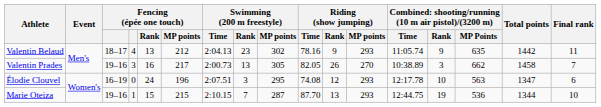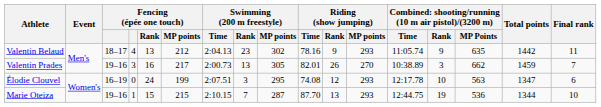(310, 66) 82.05 -> (310, 66) 82.01
(526, 66) 1458 -> (526, 66) 1459
(182, 80) 196 -> (182, 80) 199
